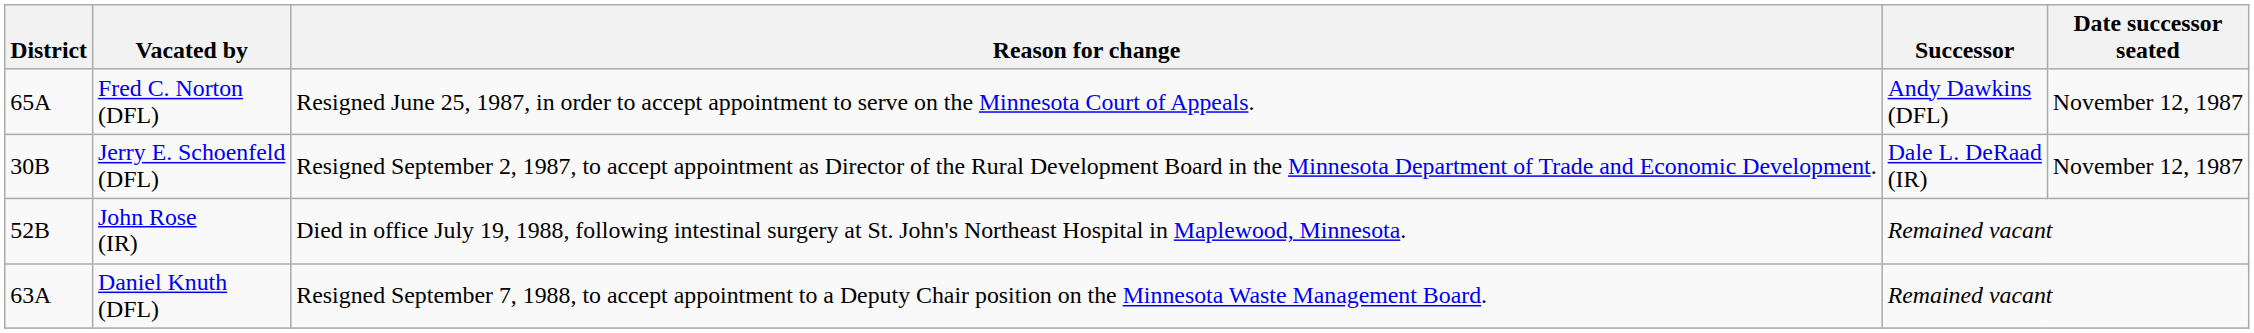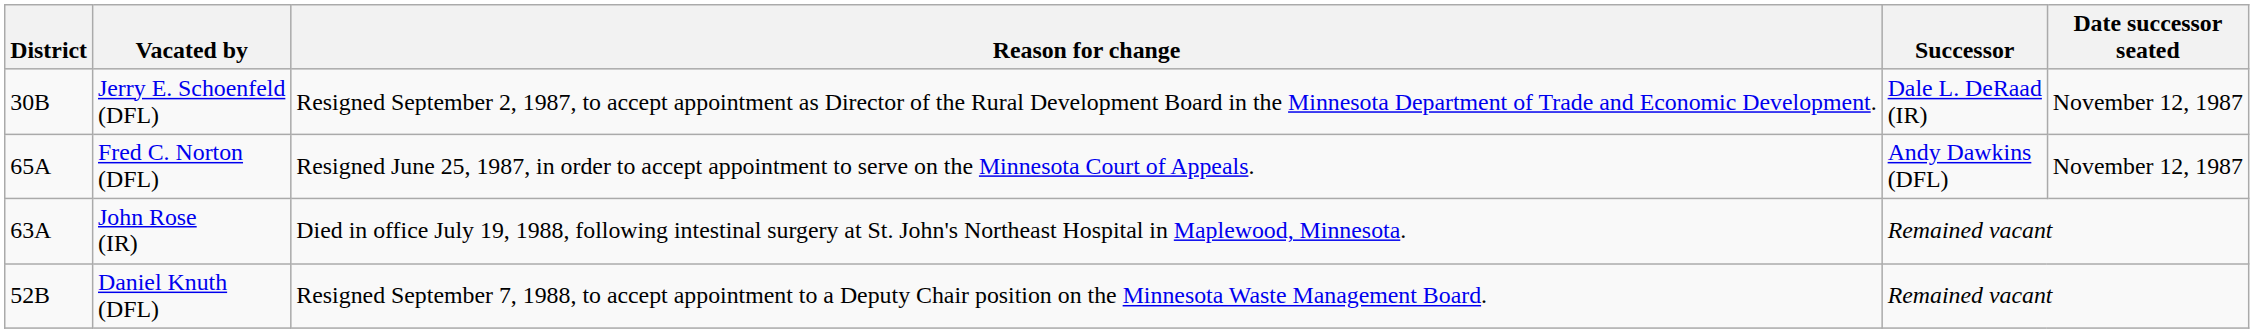rows swapped: (171, 101) <-> (192, 166)
(30, 230) 52B -> (31, 230) 63A
(31, 295) 63A -> (30, 295) 52B
